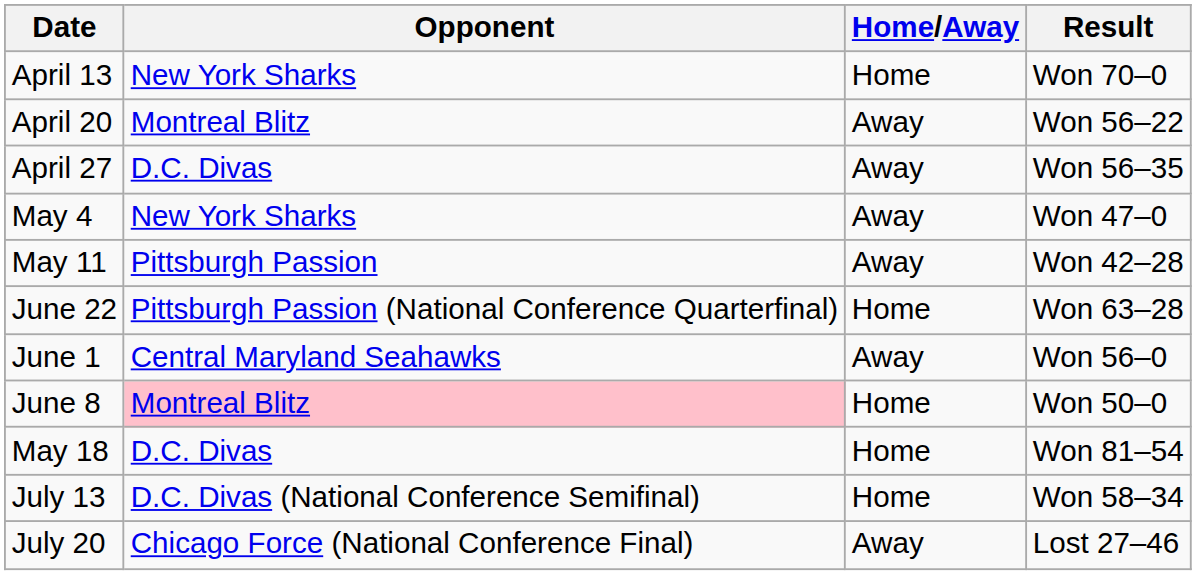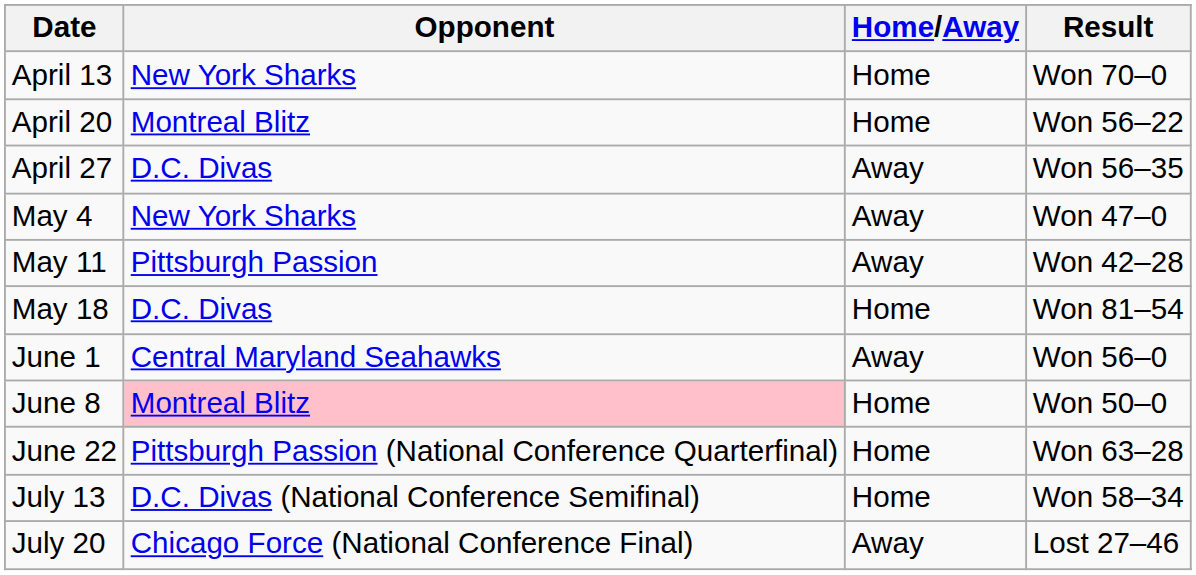(888, 121) Away -> (891, 121) Home
rows swapped: (60, 450) <-> (64, 309)
